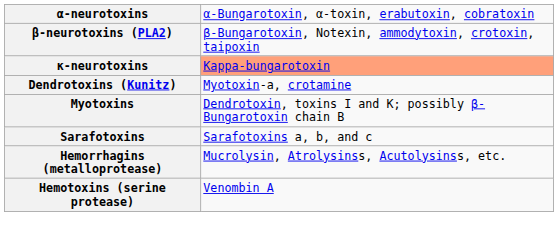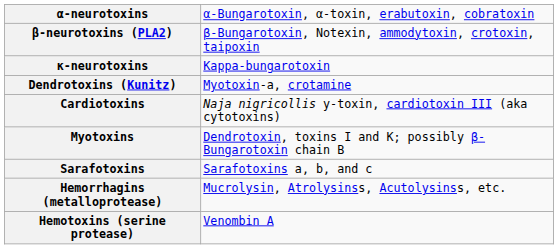(267, 66) lightsalmon background -> (267, 66) no background
+ row: (102, 104)
